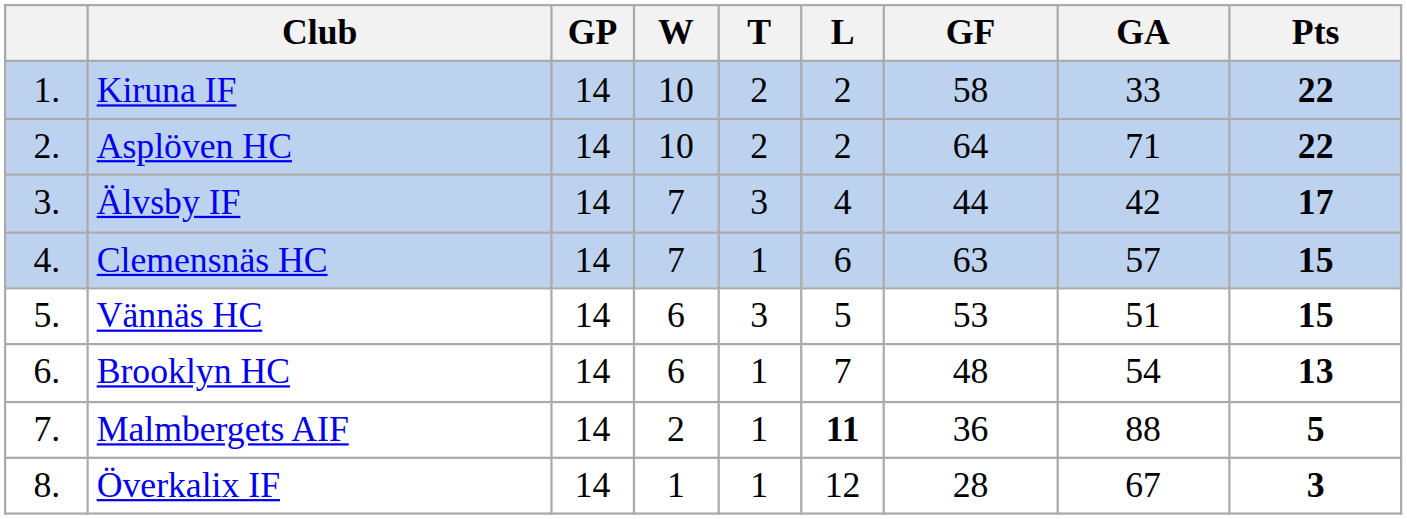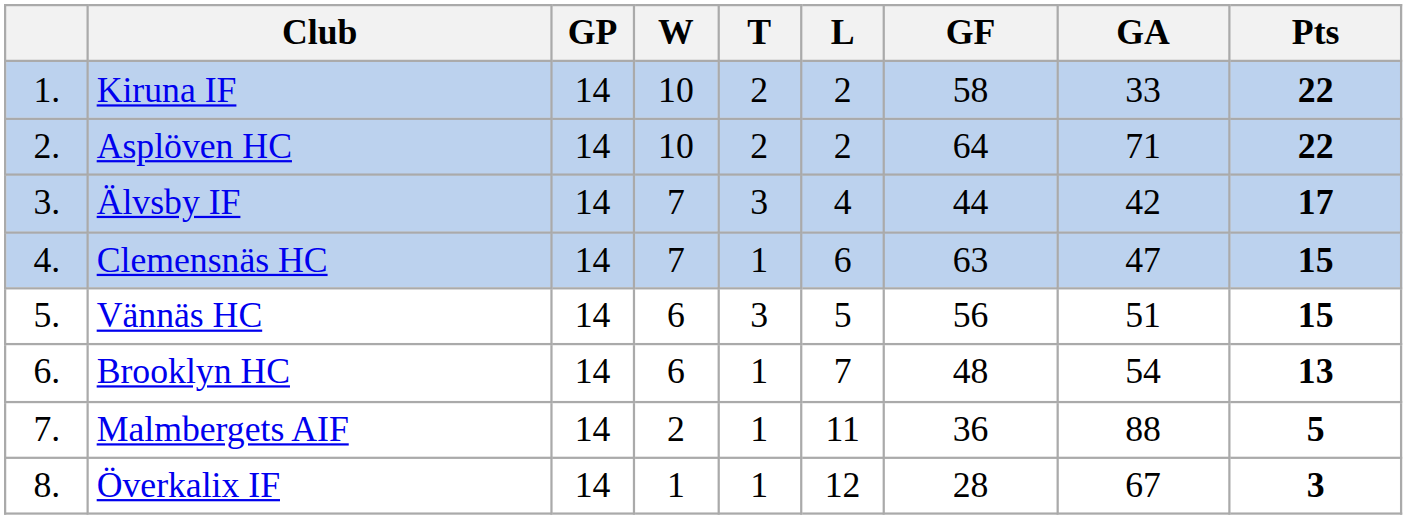(1143, 259) 57 -> (1143, 259) 47
(971, 315) 53 -> (971, 315) 56
(843, 428) bold -> (843, 428) normal
